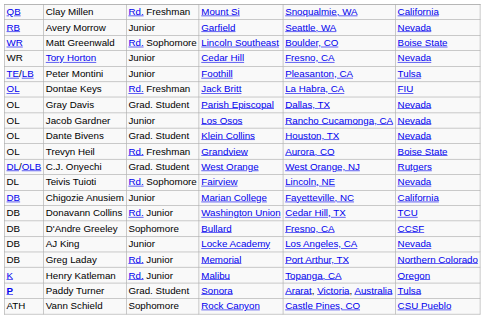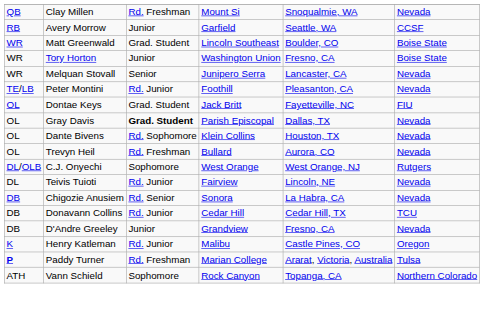(418, 12) California -> (414, 12) Nevada
(414, 27) Nevada -> (410, 27) CCSF
(163, 43) Rd. Sophomore -> (159, 43) Grad. Student
(223, 58) Cedar Hill -> (241, 58) Washington Union
(414, 58) Nevada -> (422, 58) Boise State
+ row: (80, 74)
(142, 74) Junior -> (151, 89) Rd. Junior
(409, 74) Tulsa -> (414, 89) Nevada
(159, 89) Rd. Freshman -> (159, 105) Grad. Student
(315, 89) La Habra, CA -> (320, 105) Fayetteville, NC
(159, 105) normal -> (161, 120) bold
- row: (78, 120)
(159, 136) Grad. Student -> (163, 136) Rd. Sophomore
(225, 151) Grandview -> (216, 151) Bullard
(423, 151) Boise State -> (414, 151) Nevada
(159, 167) Grad. Student -> (154, 167) Sophomore
(163, 182) Rd. Sophomore -> (151, 182) Rd. Junior
(142, 197) Junior -> (151, 197) Rd. Senior
(234, 197) Marian College -> (217, 197) Sonora
(320, 197) Fayetteville, NC -> (315, 197) La Habra, CA
(418, 197) California -> (414, 197) Nevada
(241, 213) Washington Union -> (223, 213) Cedar Hill
(154, 228) Sophomore -> (142, 228) Junior
(216, 228) Bullard -> (225, 228) Grandview
(411, 228) CCSF -> (414, 228) Nevada
- row: (63, 244)
- row: (71, 259)
(313, 275) Topanga, CA -> (323, 244) Castle Pines, CO
(159, 290) Grad. Student -> (159, 259) Rd. Freshman
(217, 290) Sonora -> (234, 259) Marian College
(323, 306) Castle Pines, CO -> (313, 275) Topanga, CA
(424, 306) CSU Pueblo -> (437, 275) Northern Colorado
